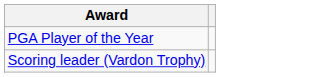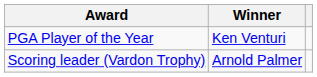+ column: (257, 15)
